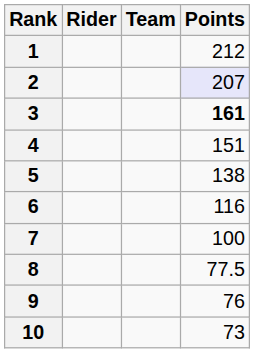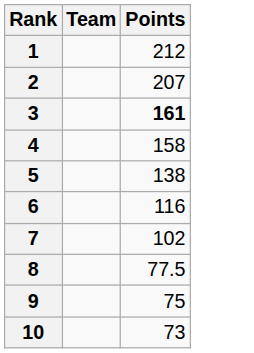- column: (92, 20)
(228, 82) lavender background -> (169, 82) no background
(228, 144) 151 -> (169, 144) 158
(228, 238) 100 -> (169, 238) 102
(234, 301) 76 -> (175, 301) 75
